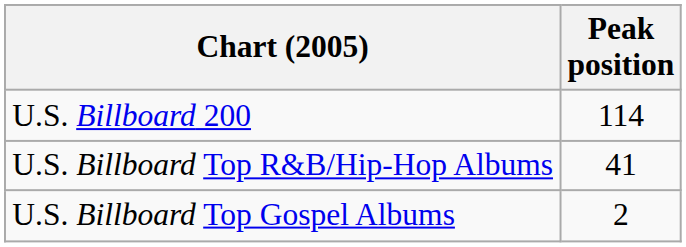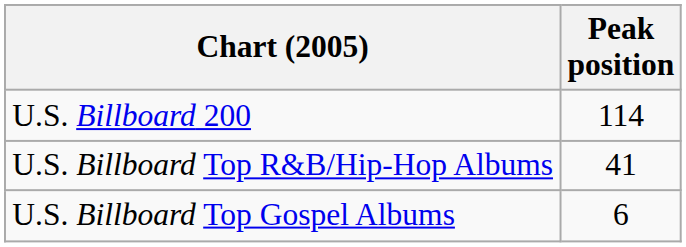(621, 214) 2 -> (621, 214) 6
